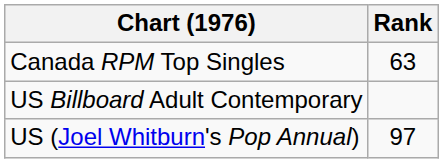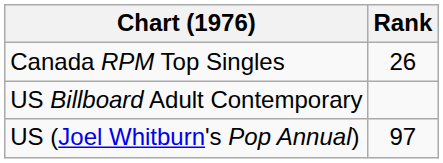(403, 61) 63 -> (403, 61) 26
